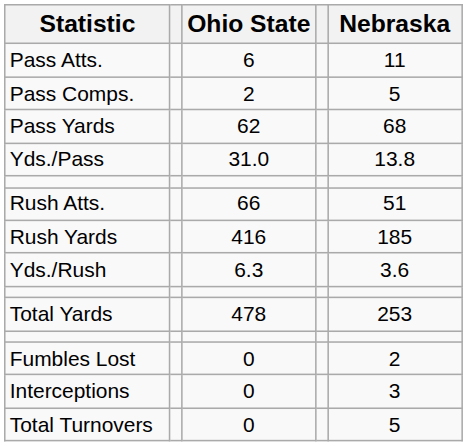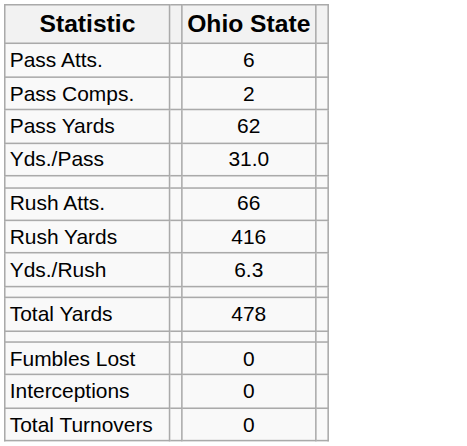- column: (395, 24)
